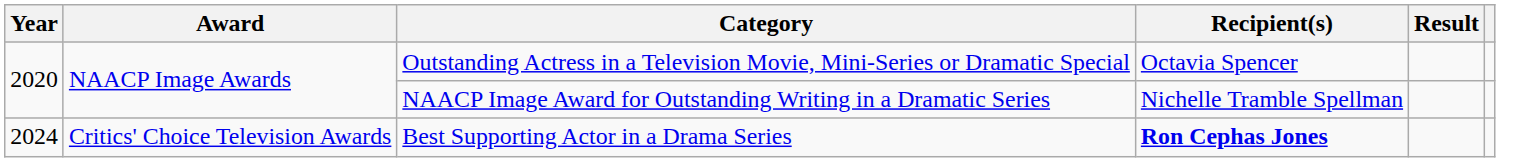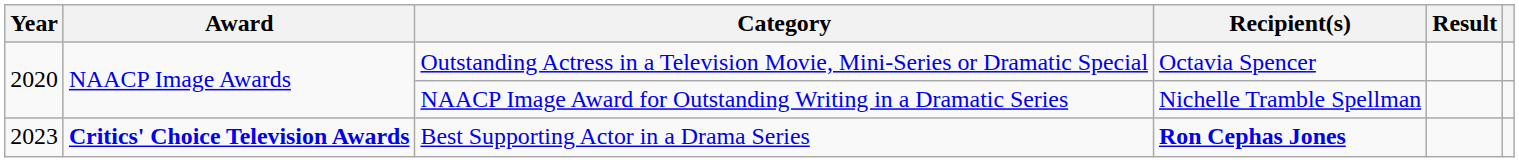(34, 136) 2024 -> (34, 136) 2023
(230, 136) normal -> (239, 136) bold
